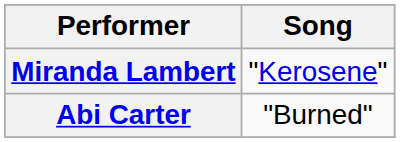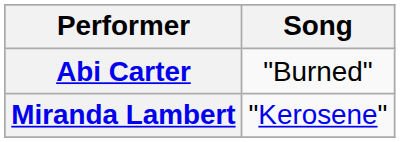rows swapped: (123, 70) <-> (123, 114)
